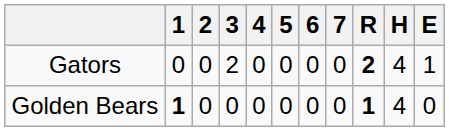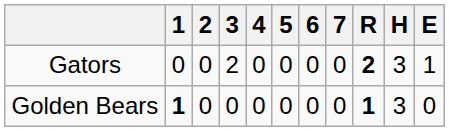(399, 65) 4 -> (399, 65) 3
(399, 105) 4 -> (399, 105) 3
